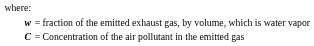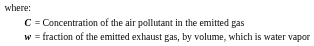rows swapped: (28, 37) <-> (28, 22)
